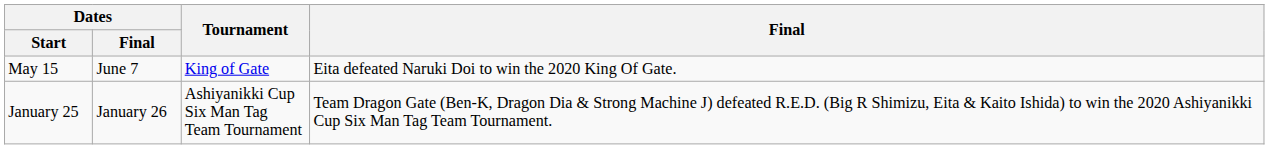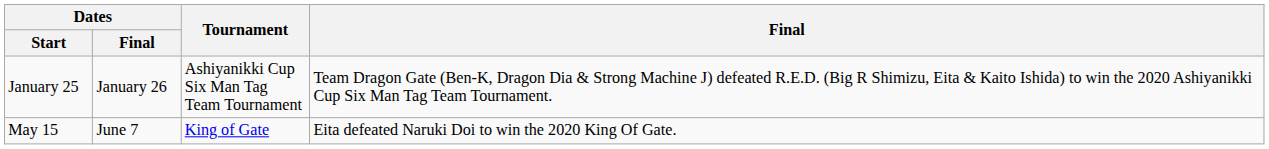rows swapped: (43, 112) <-> (33, 68)
